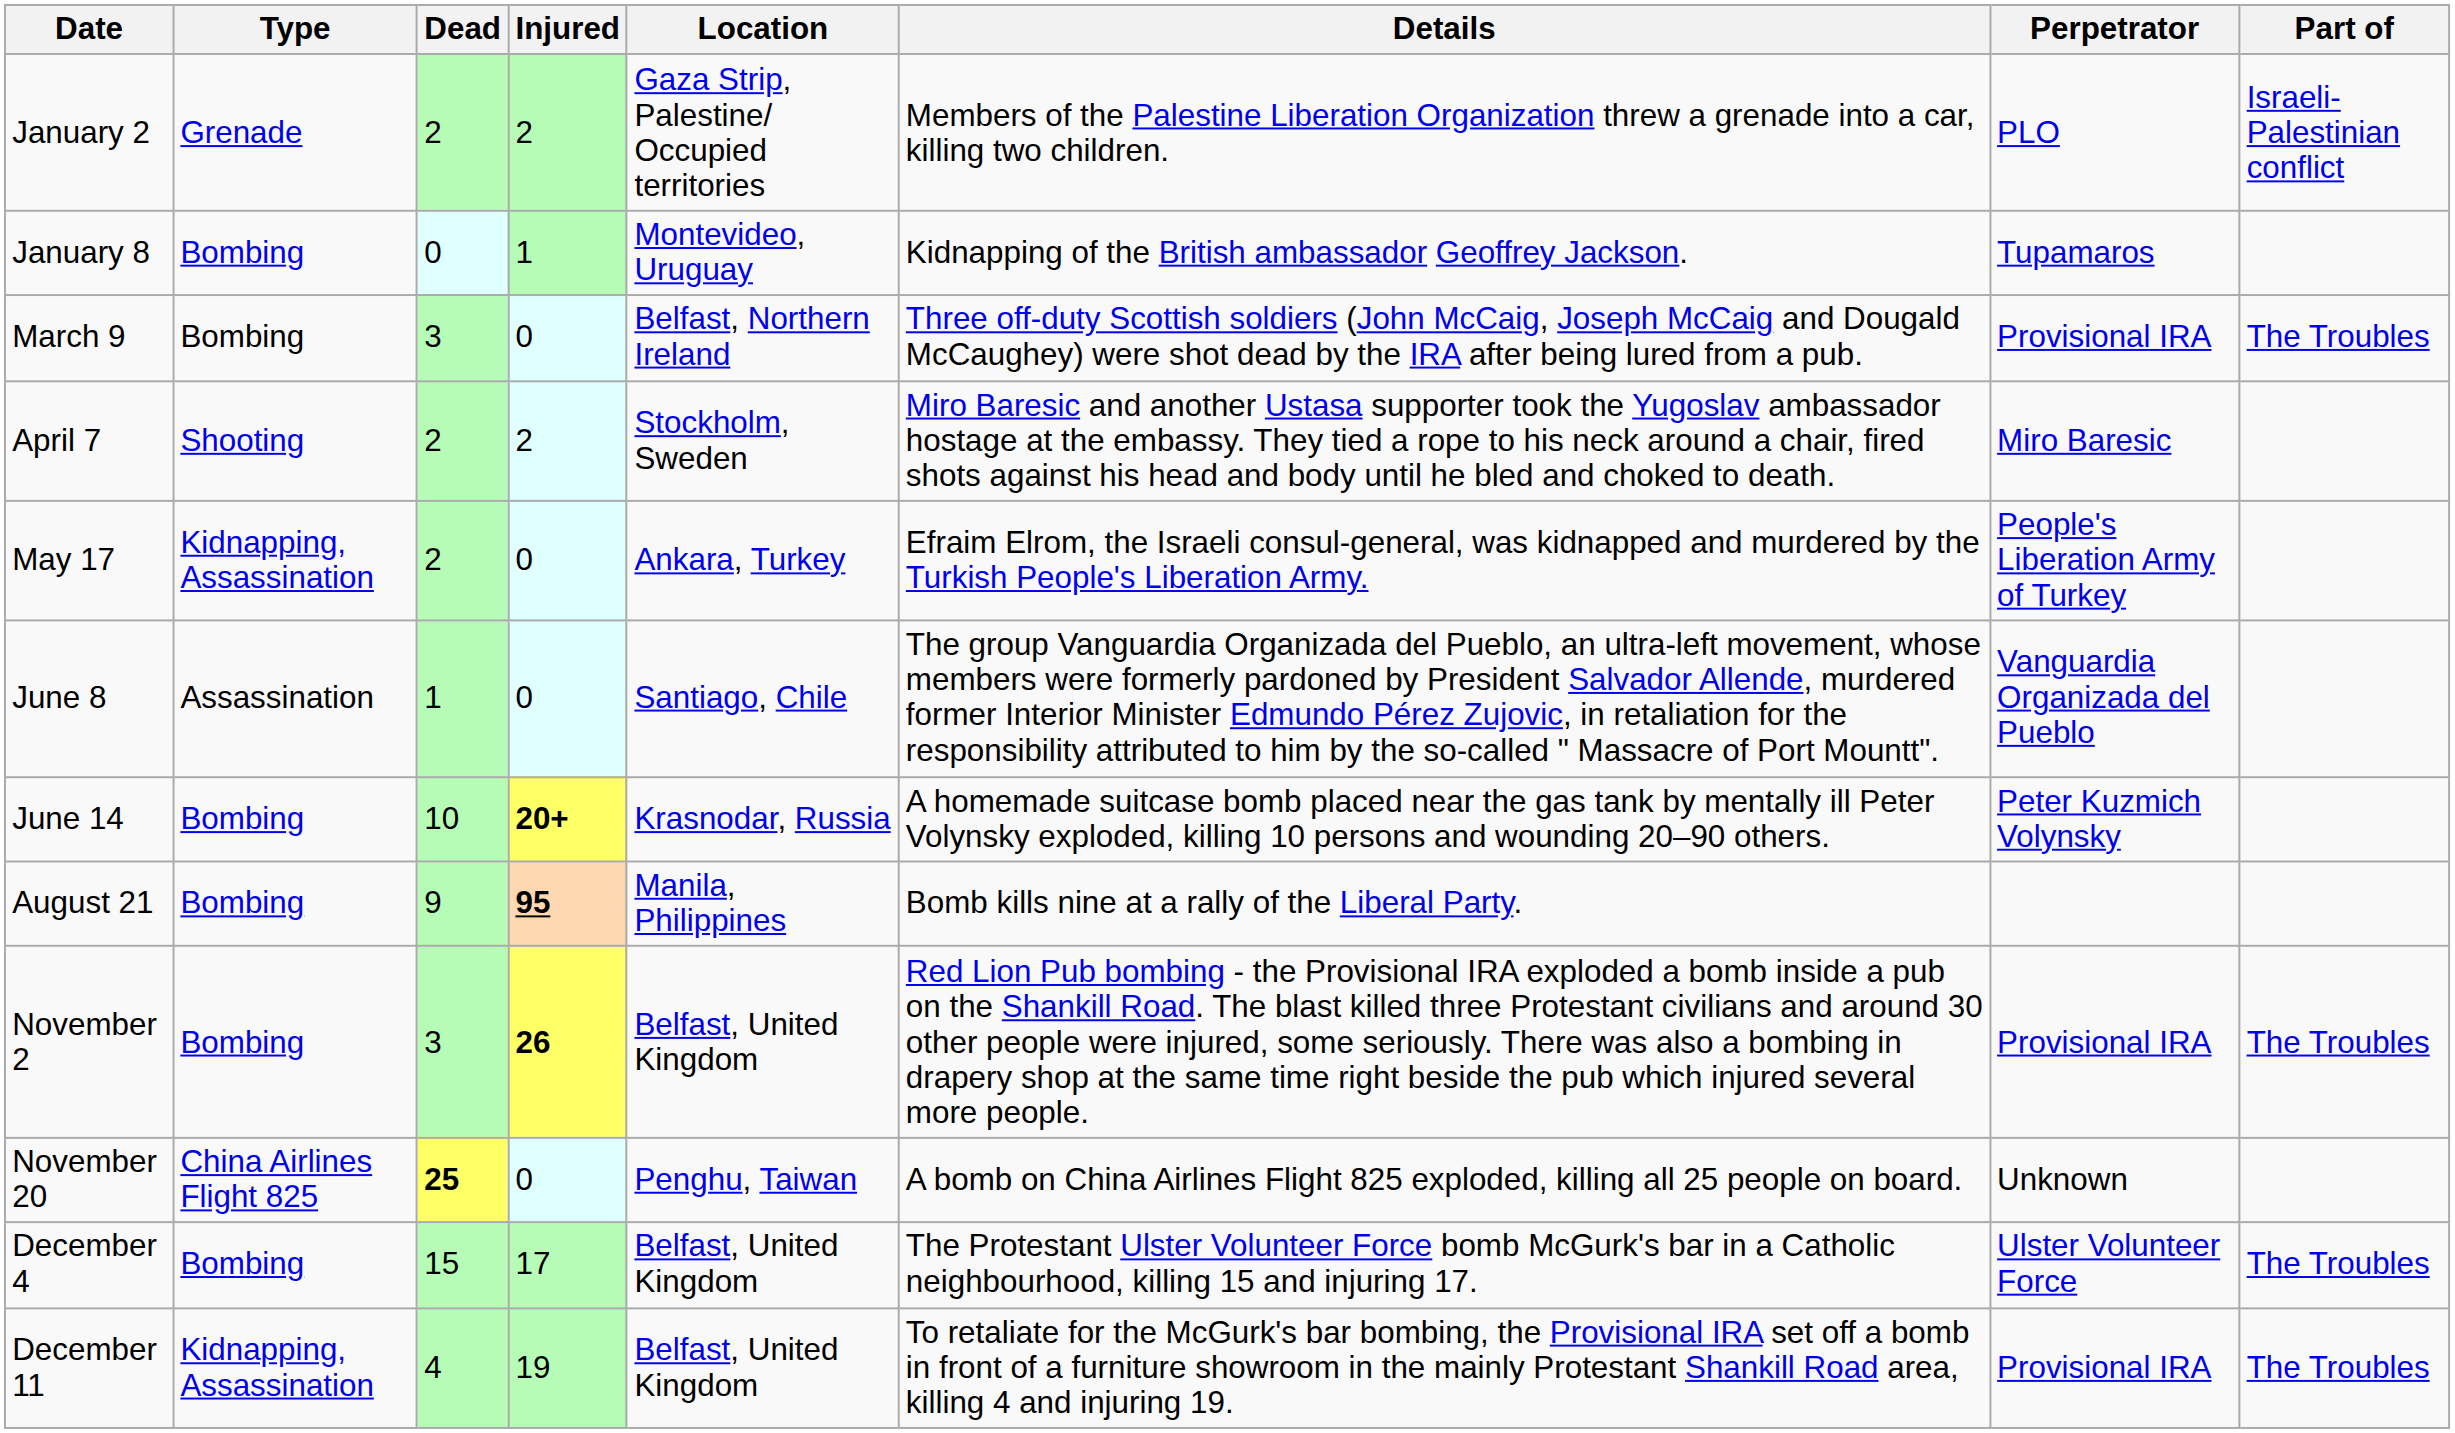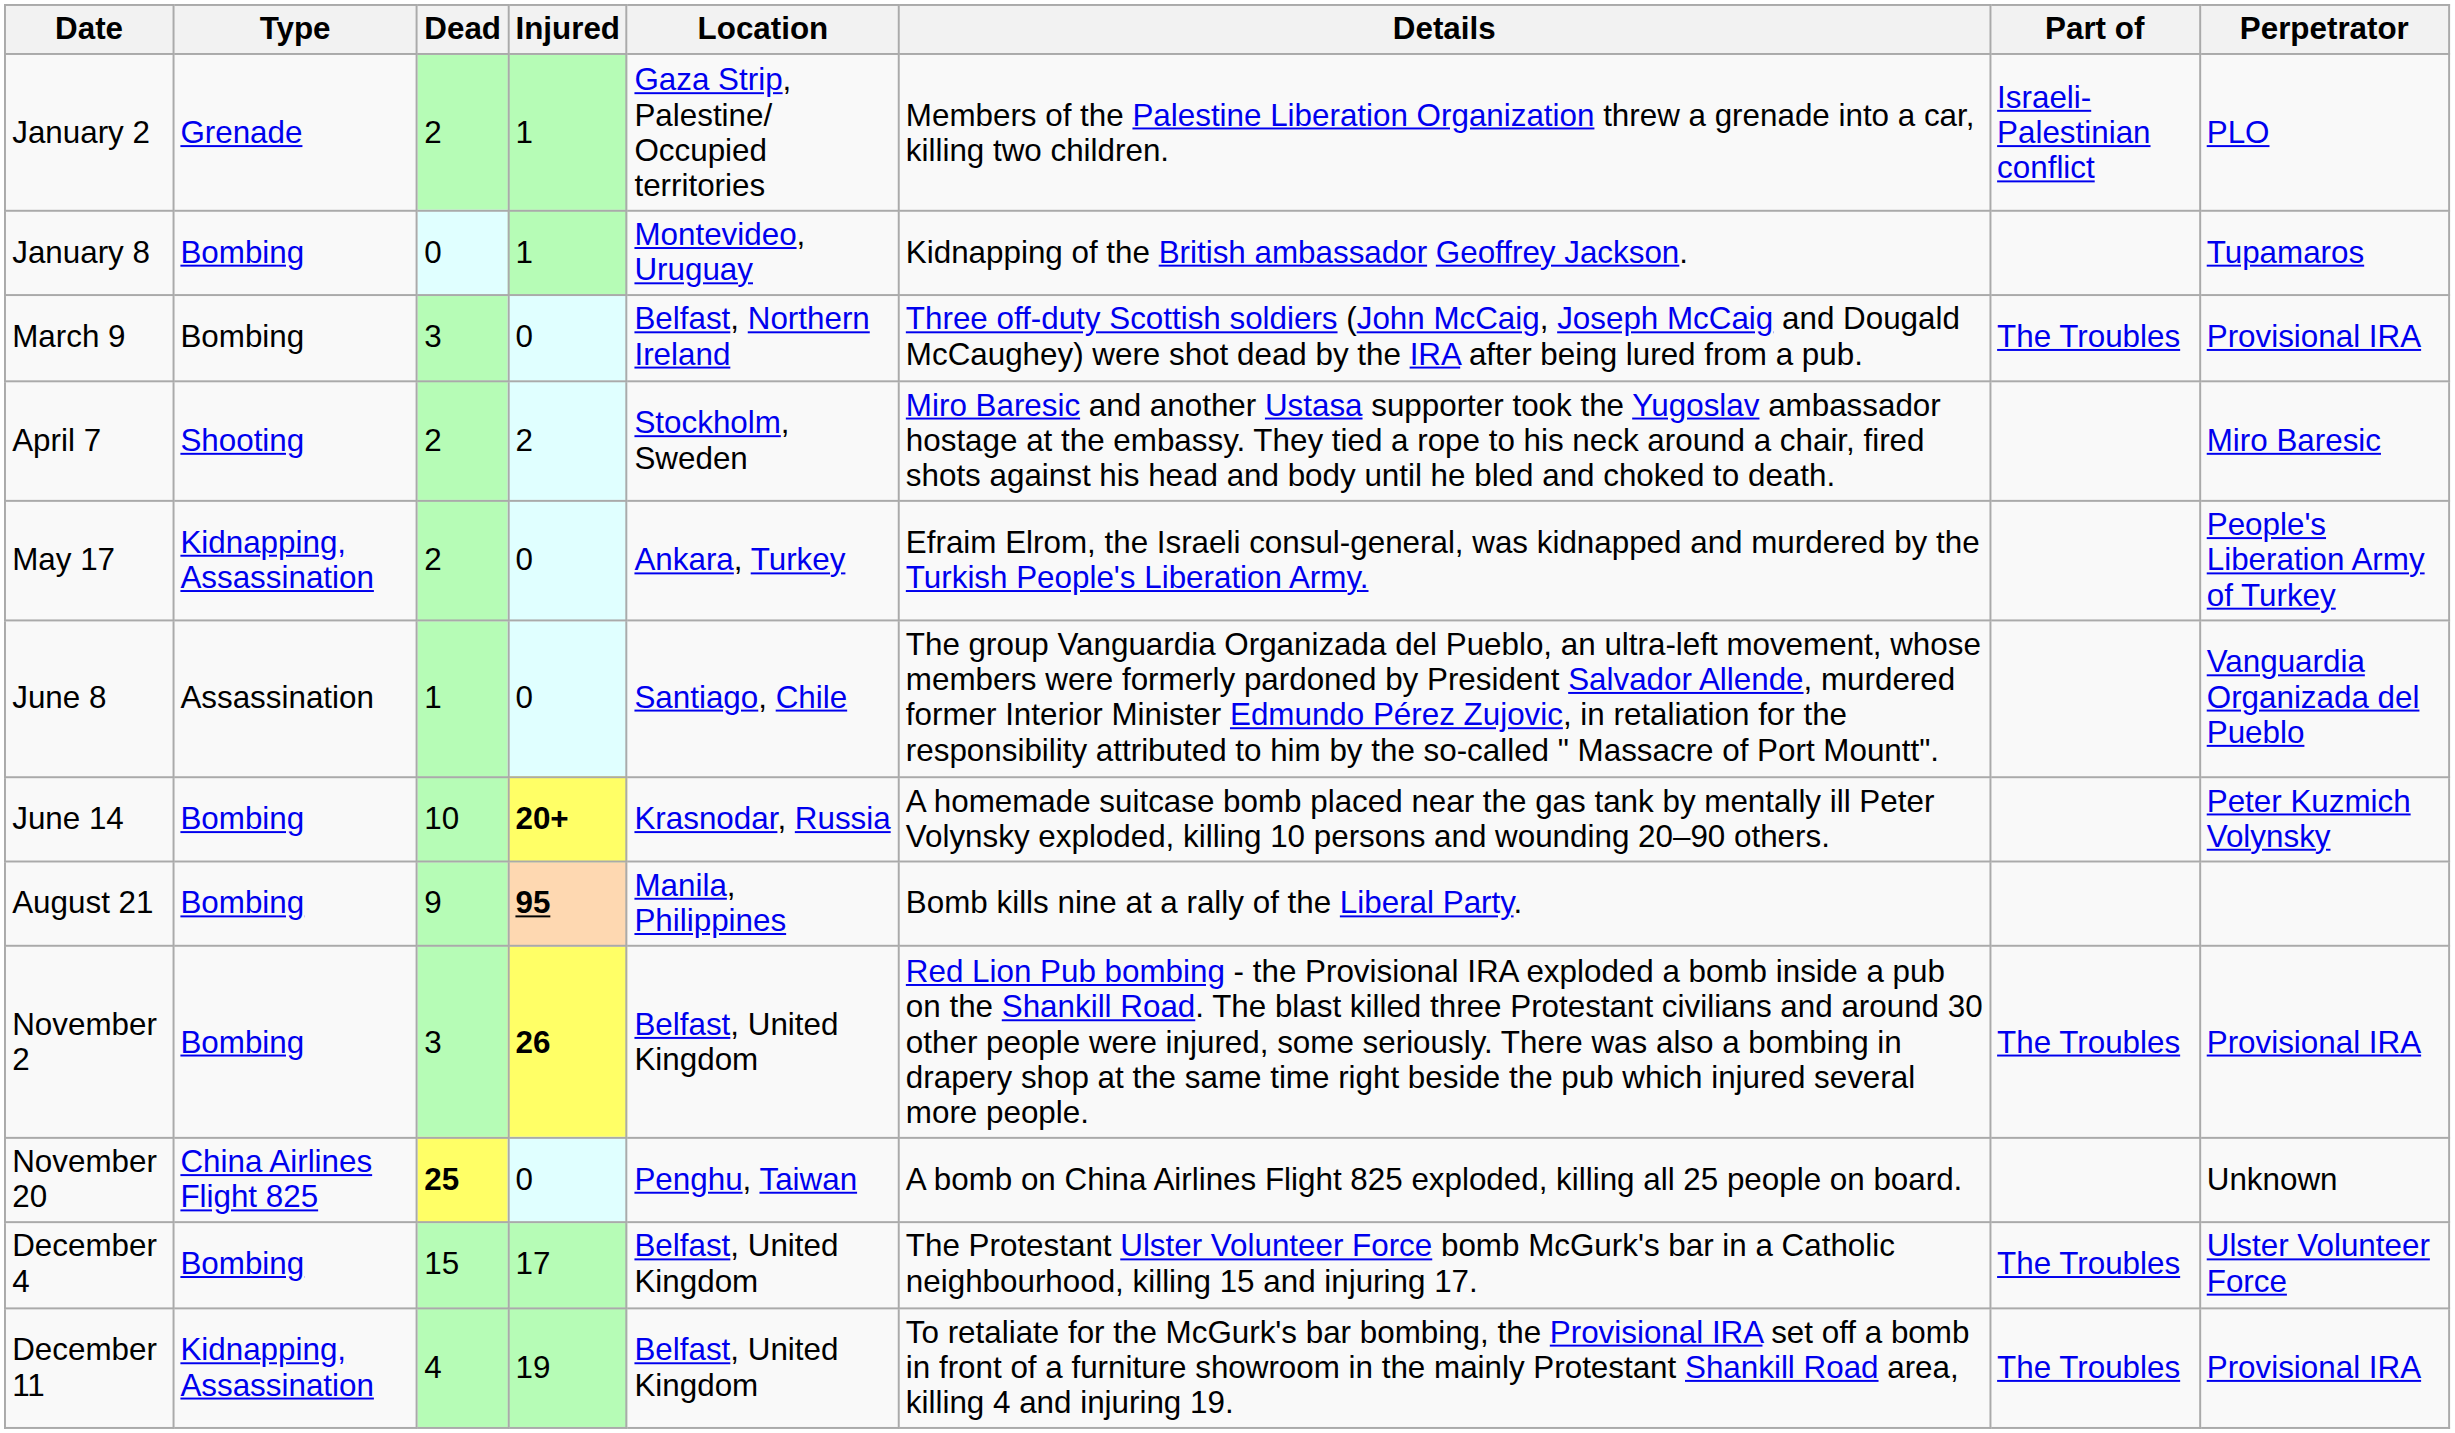columns swapped: (2115, 29) <-> (2344, 29)
(524, 132) 2 -> (524, 132) 1
